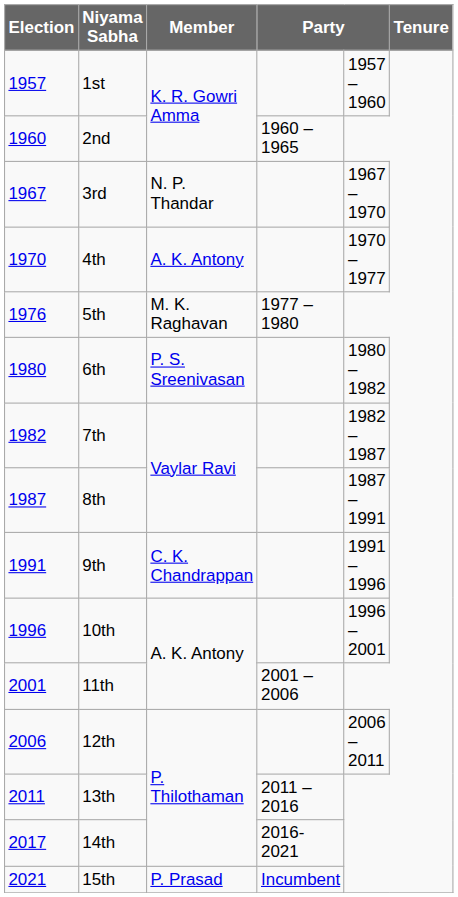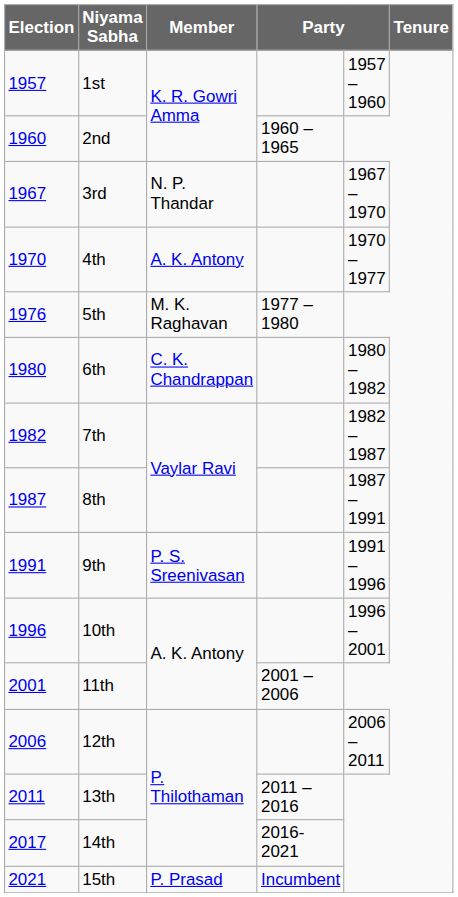(198, 370) P. S. Sreenivasan -> (202, 370) C. K. Chandrappan
(202, 565) C. K. Chandrappan -> (198, 565) P. S. Sreenivasan
